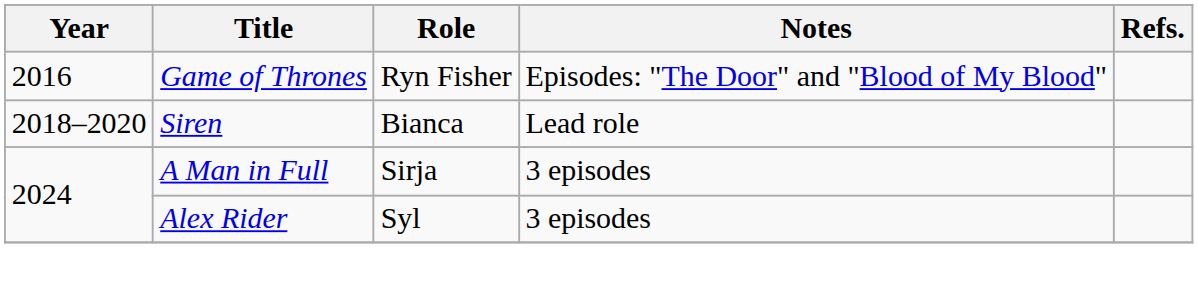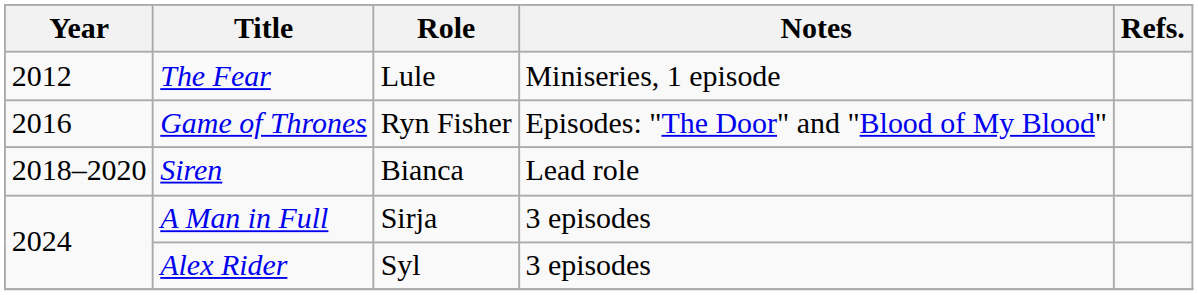+ row: (216, 75)
